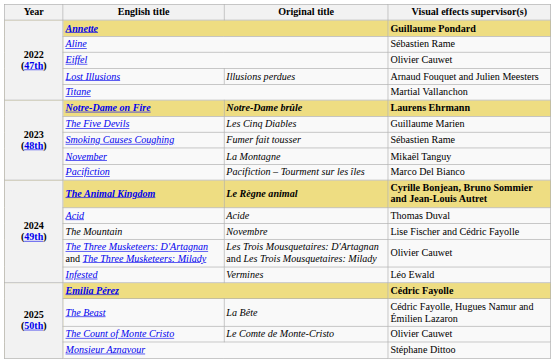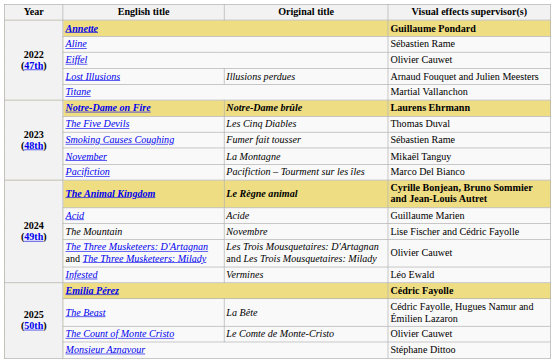(427, 124) Guillaume Marien -> (420, 124) Thomas Duval
(420, 215) Thomas Duval -> (427, 215) Guillaume Marien
